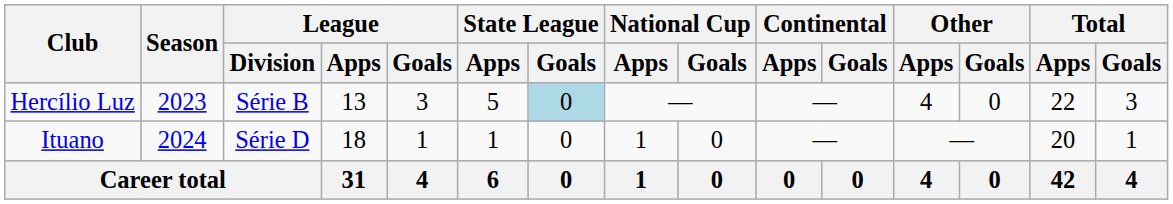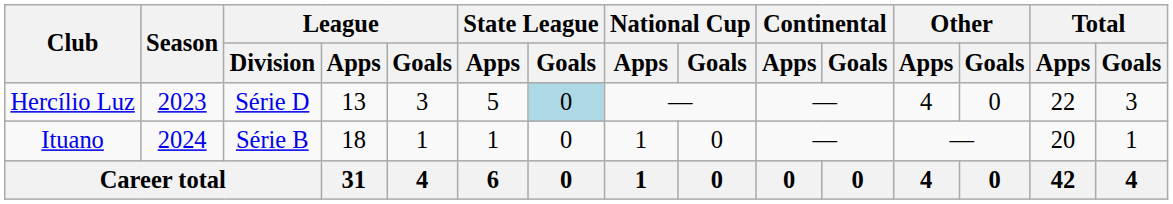(272, 101) Série B -> (272, 101) Série D
(272, 140) Série D -> (272, 140) Série B
